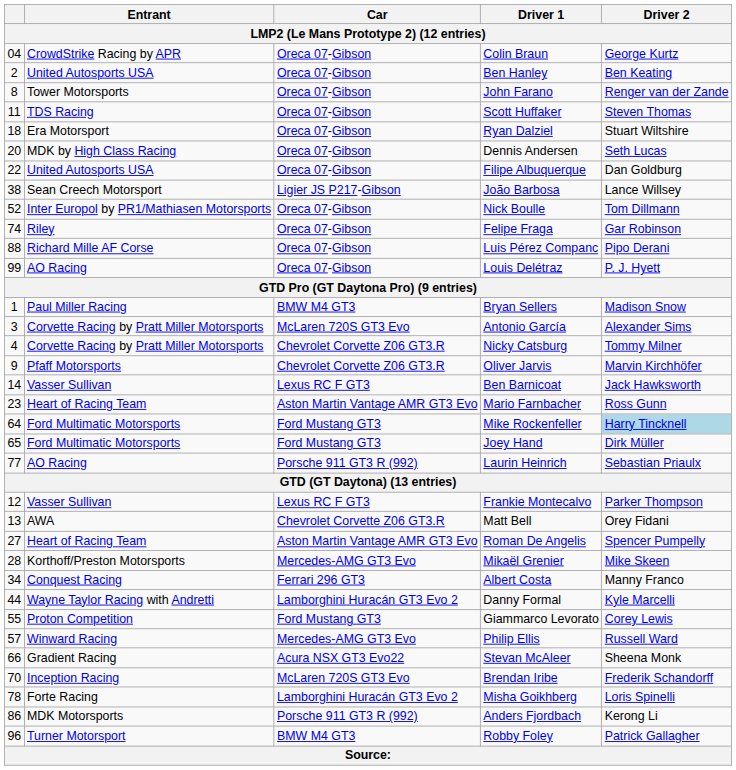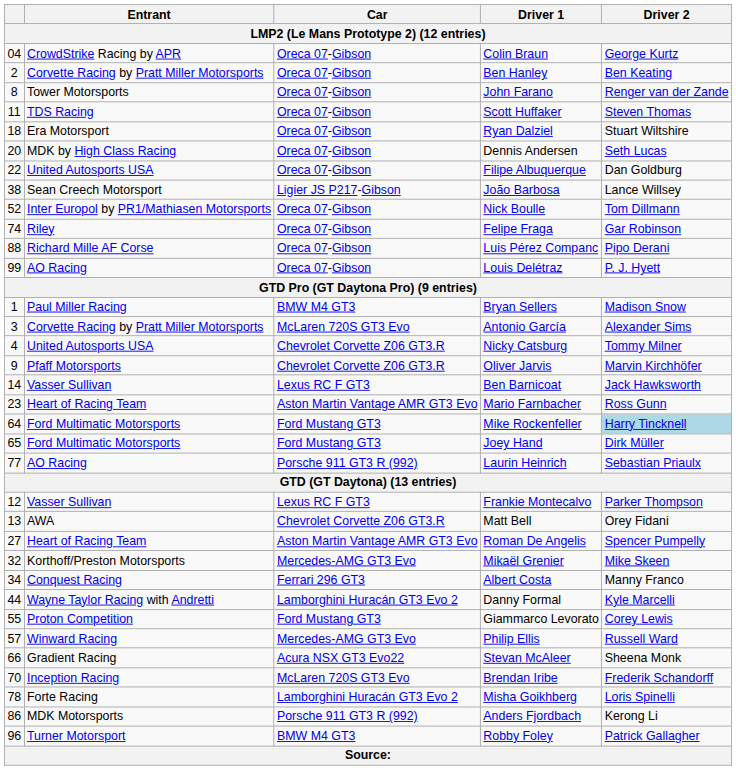(90, 72) United Autosports USA -> (145, 72) Corvette Racing by Pratt Miller Motorsports
(145, 345) Corvette Racing by Pratt Miller Motorsports -> (90, 345) United Autosports USA
(14, 560) 28 -> (14, 560) 32
